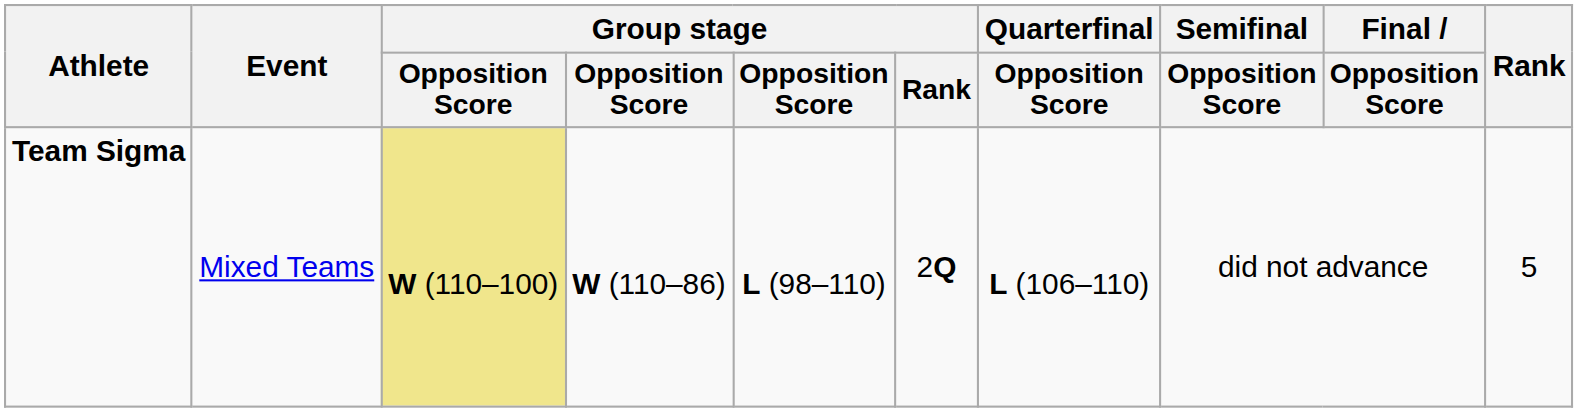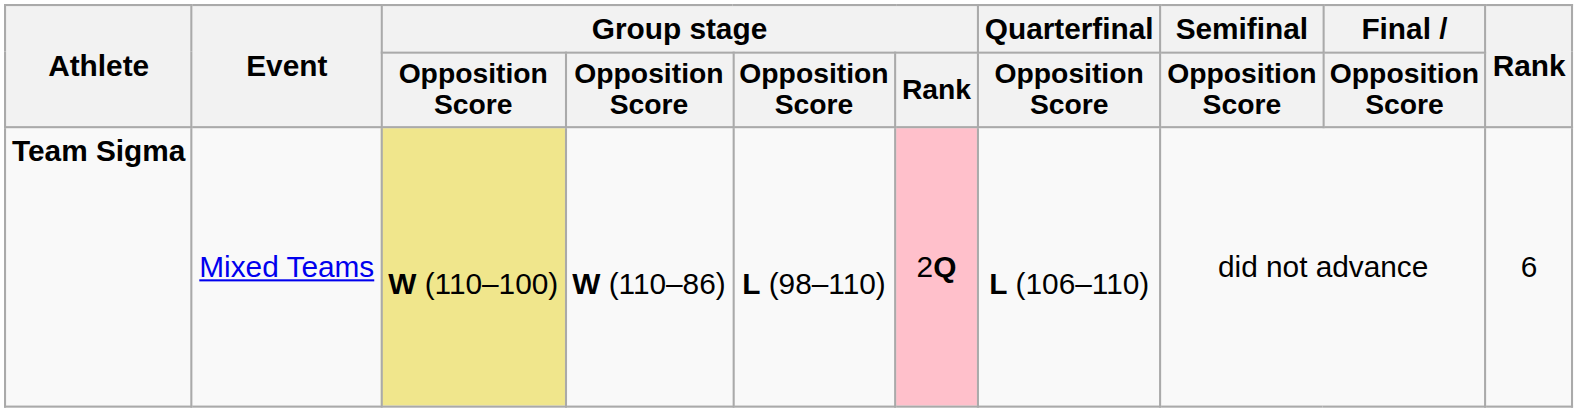(937, 267) no background -> (937, 267) pink background
(1529, 267) 5 -> (1529, 267) 6
